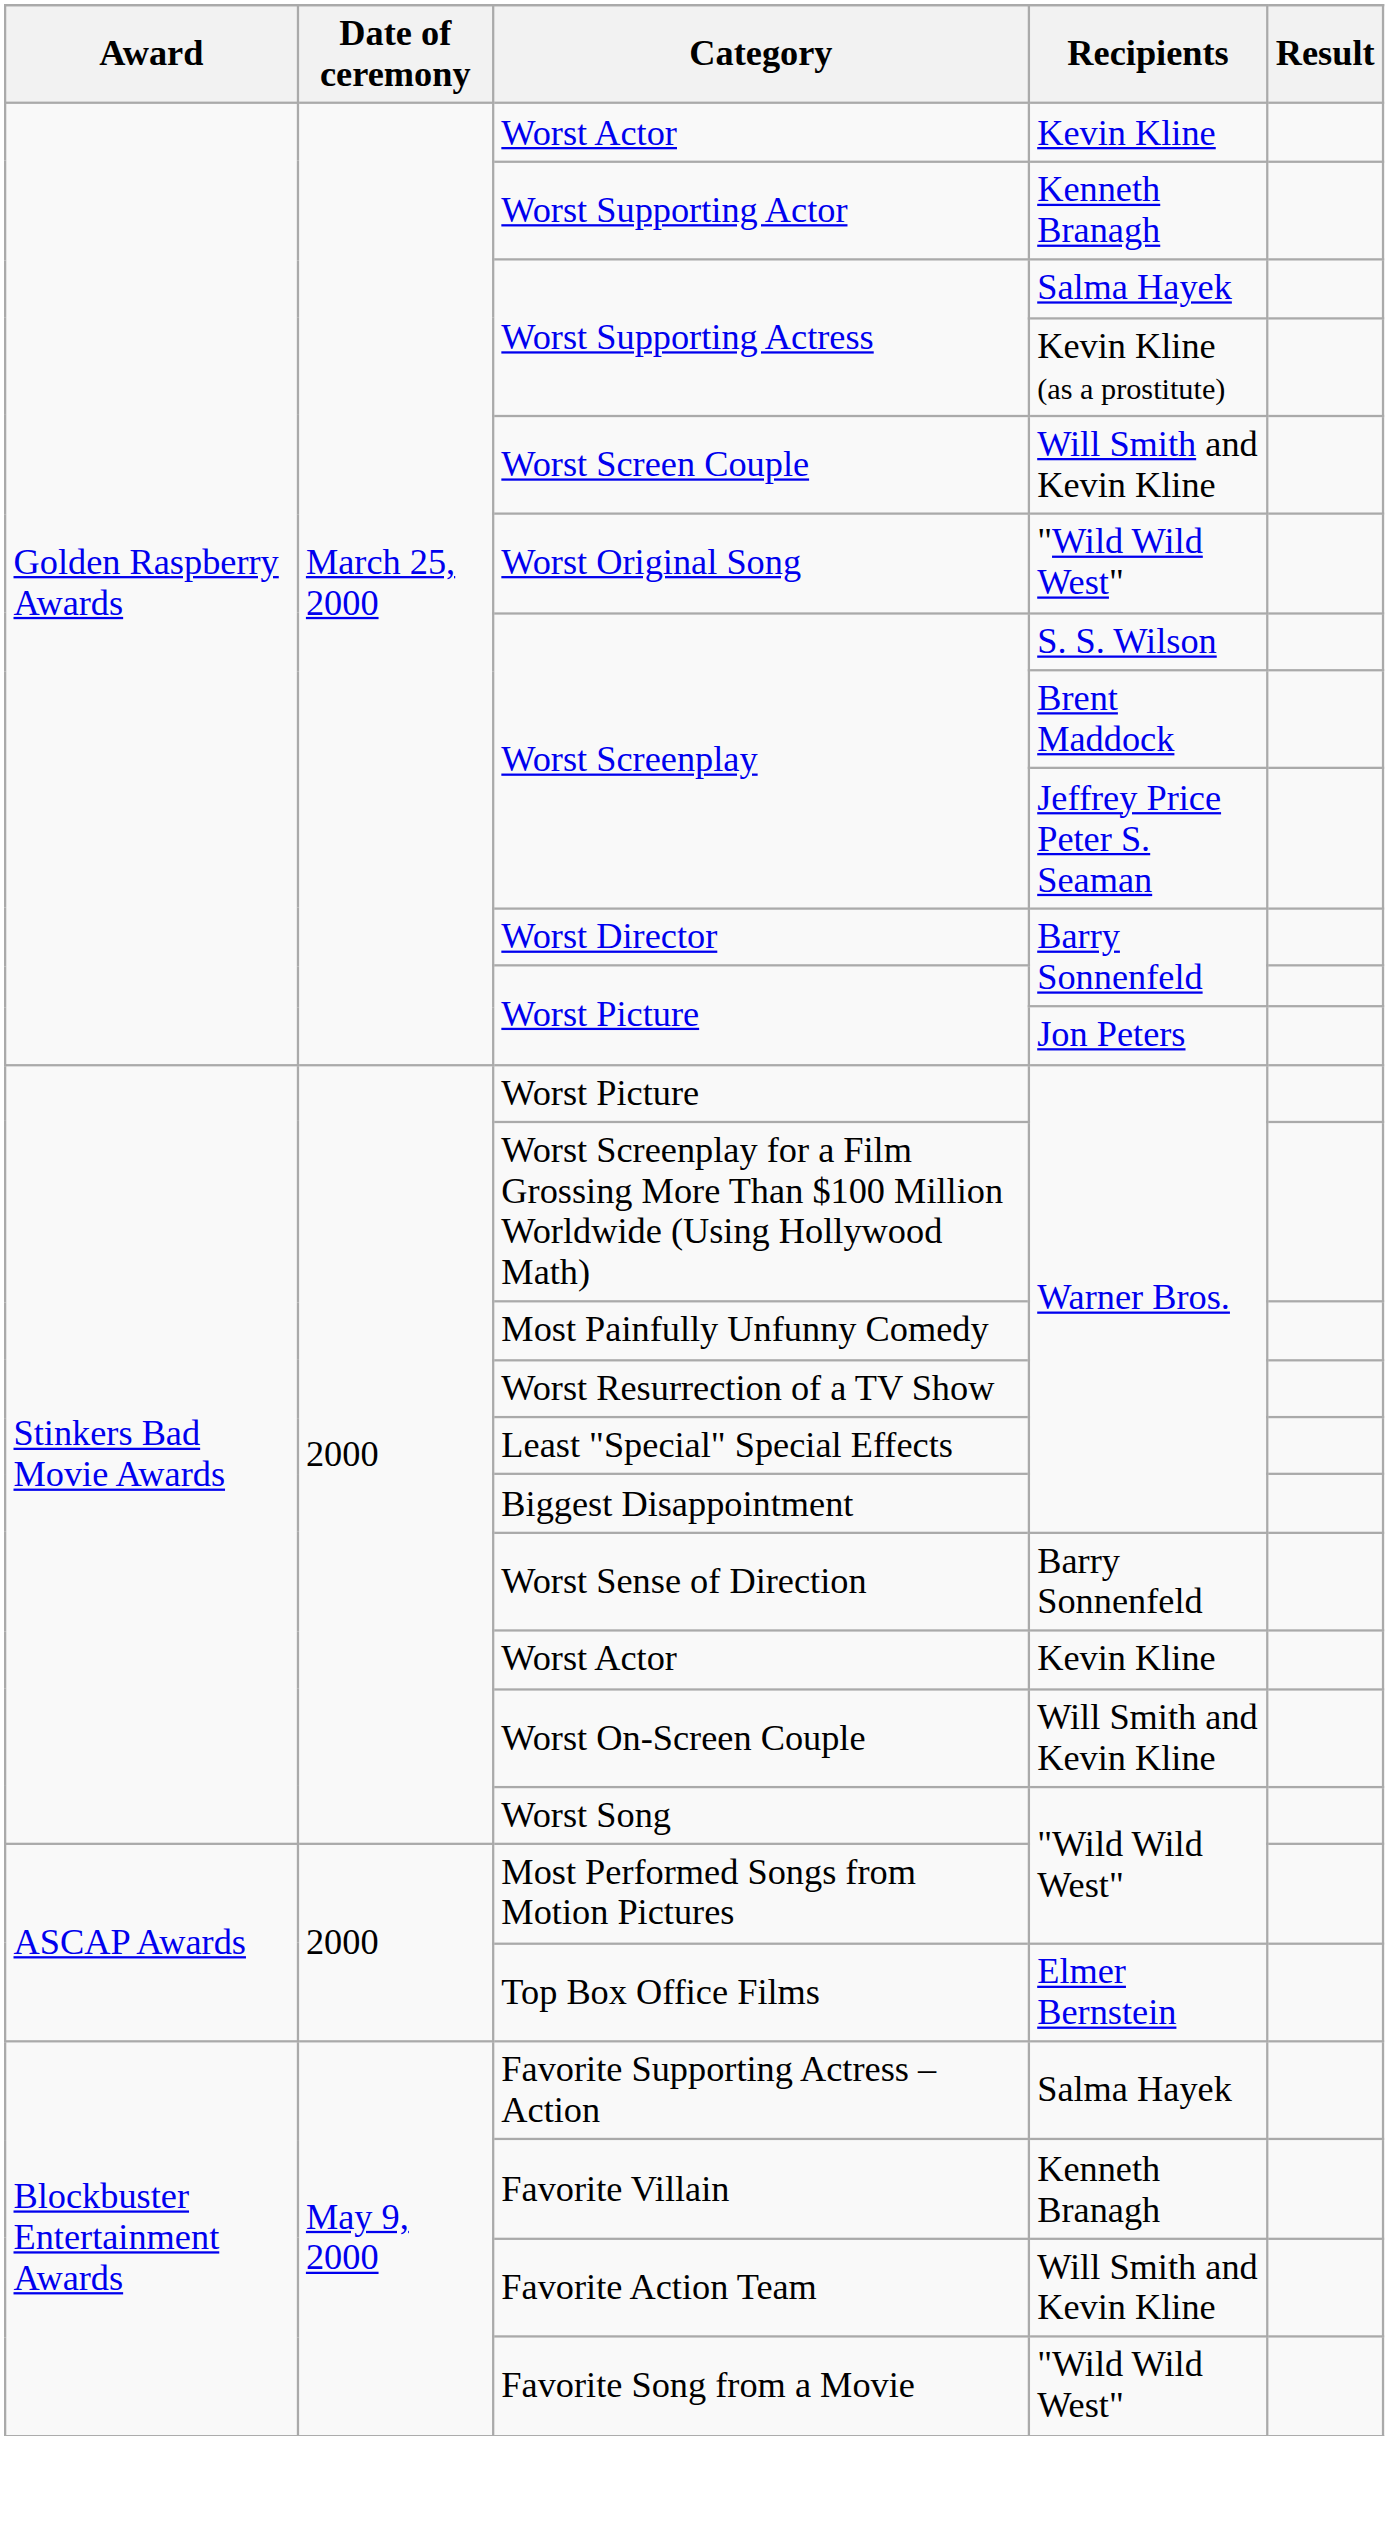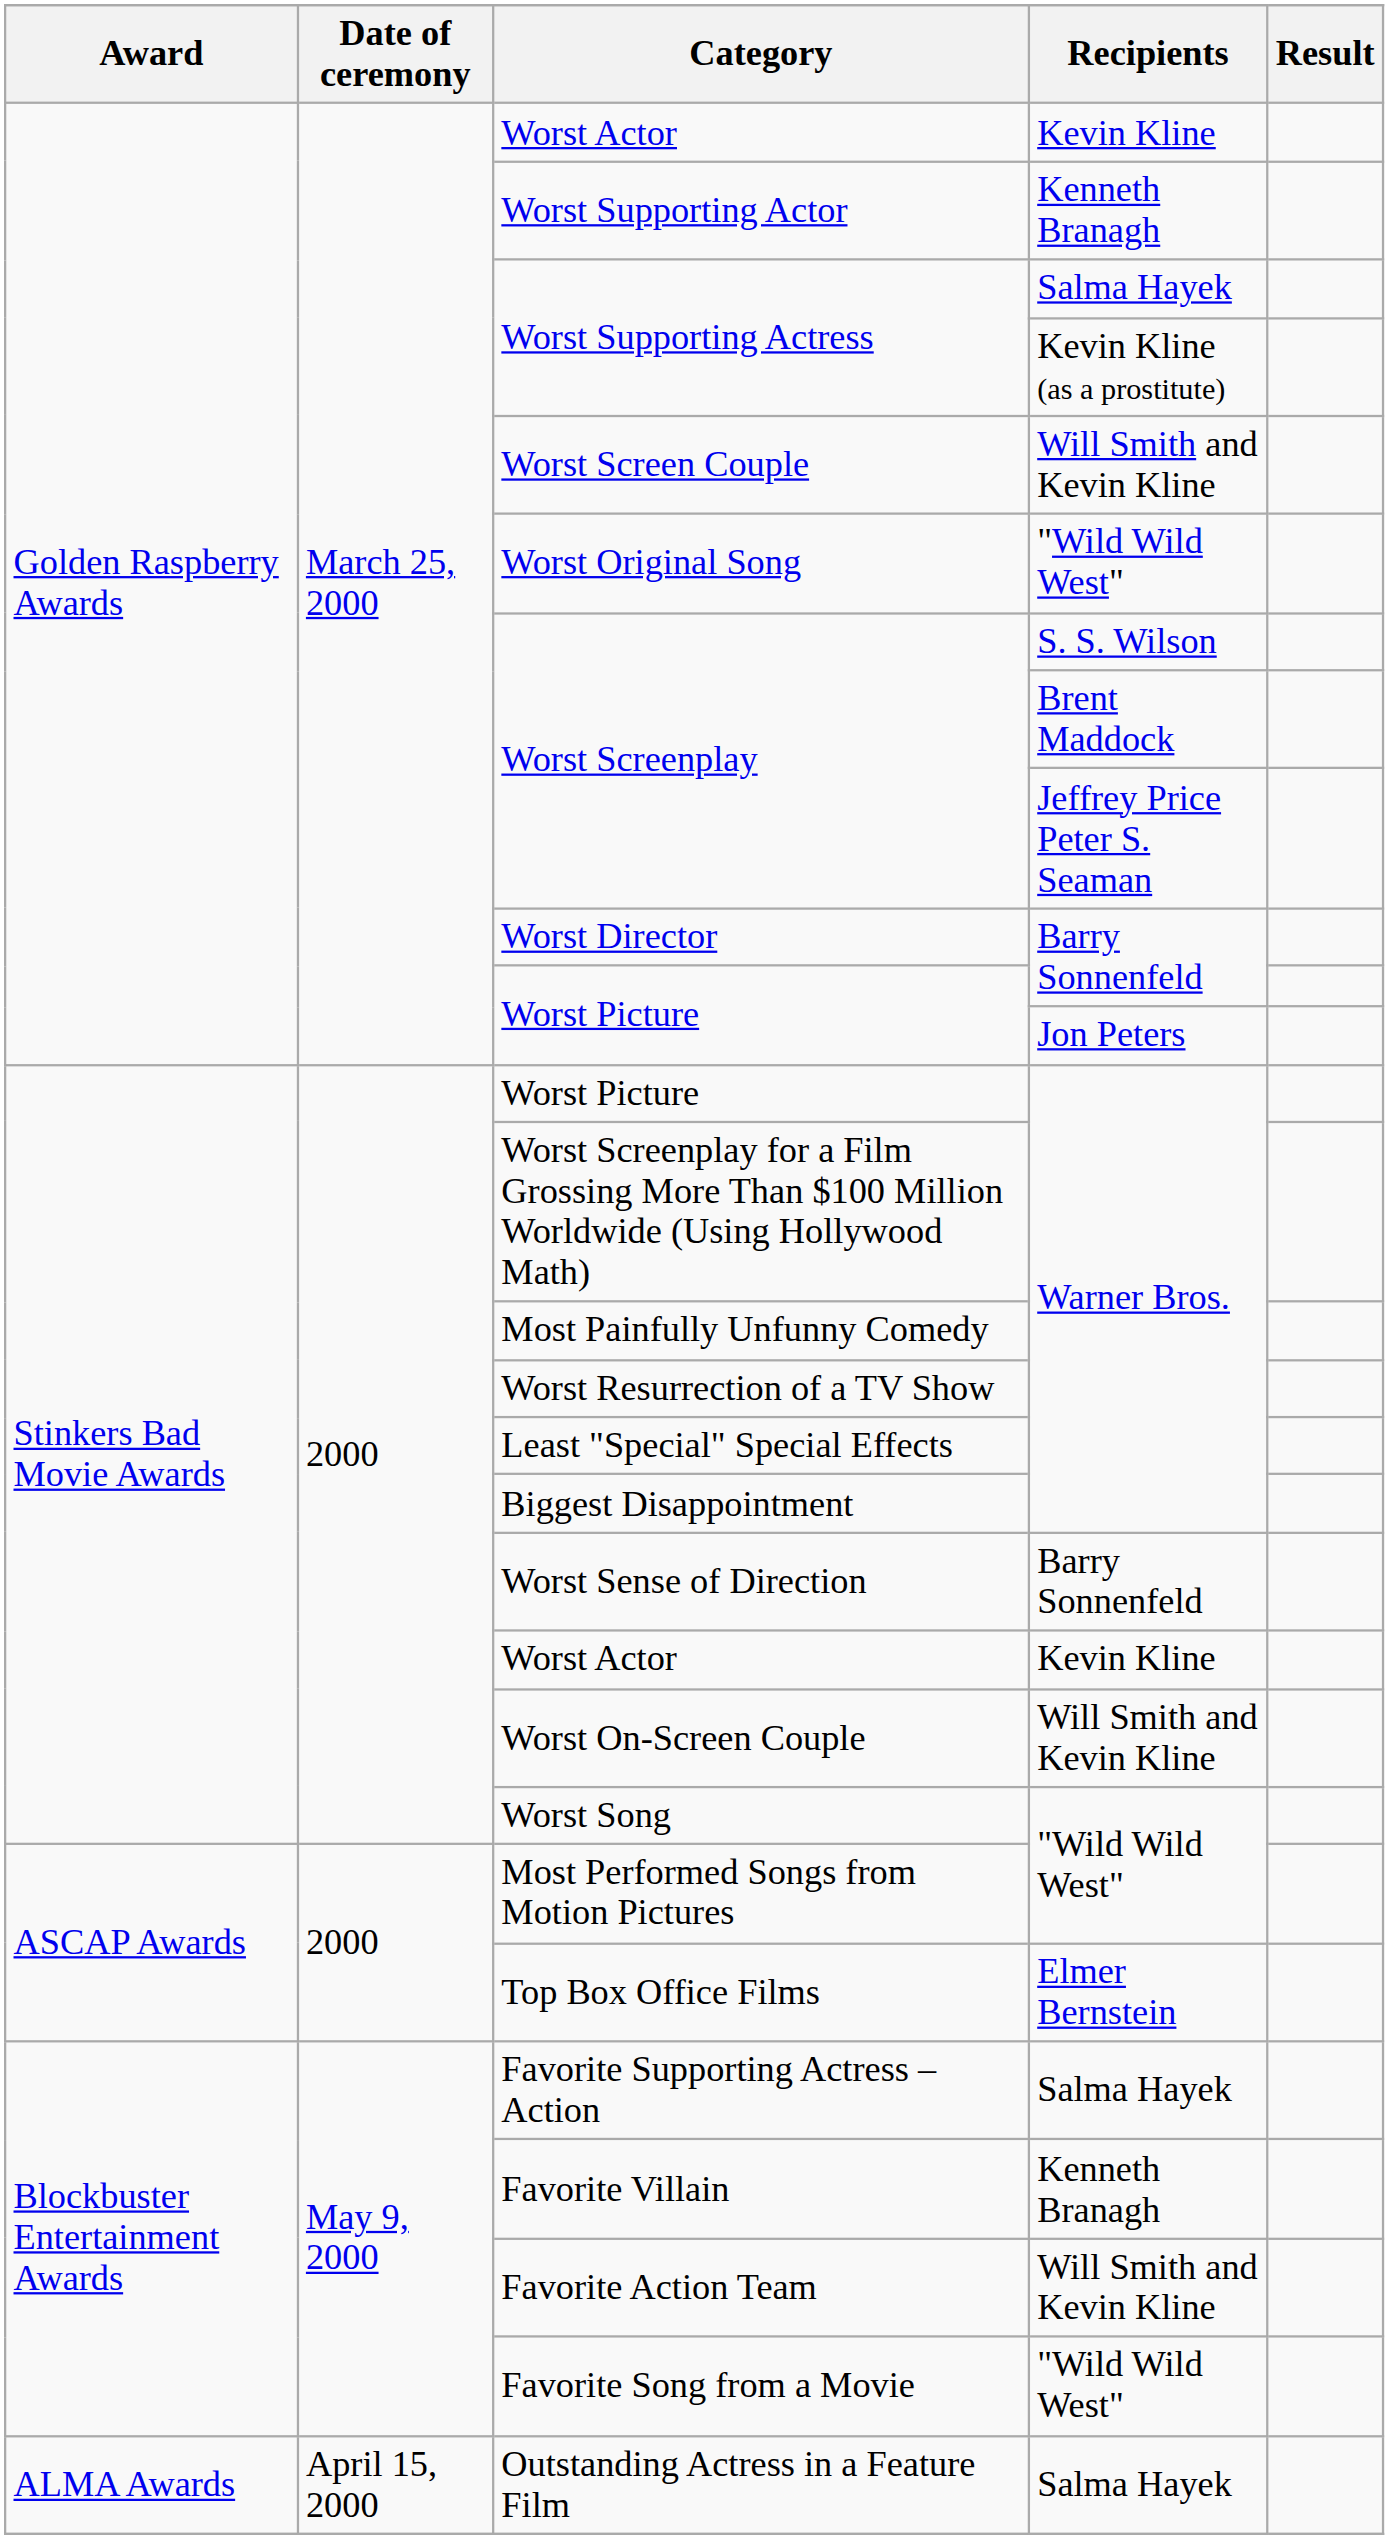+ row: (738, 2483)
